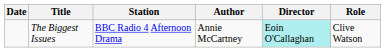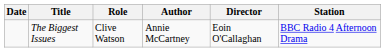columns swapped: (356, 12) <-> (144, 12)
(289, 33) paleturquoise background -> (237, 33) no background
